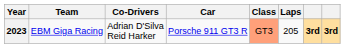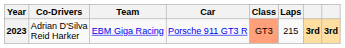columns swapped: (67, 12) <-> (135, 12)
(291, 31) 205 -> (291, 31) 215
